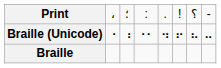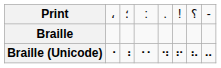rows swapped: (55, 53) <-> (55, 34)
